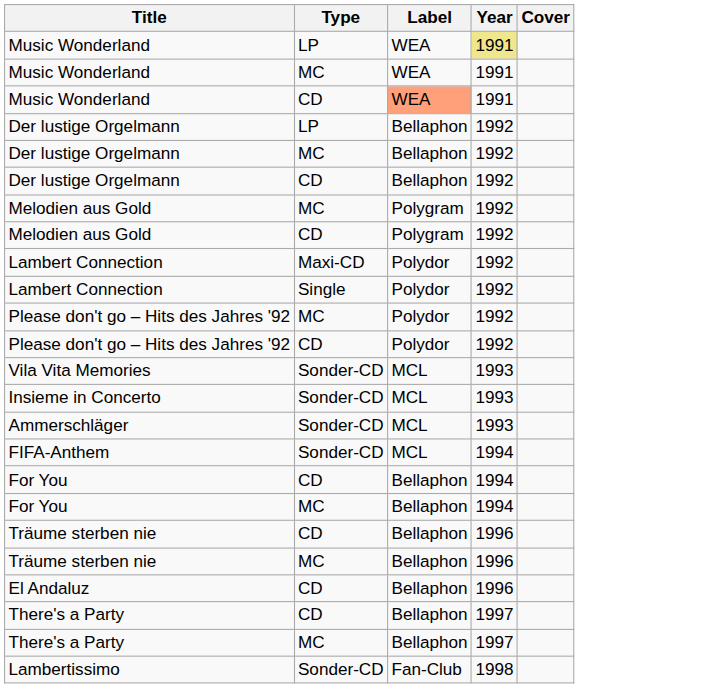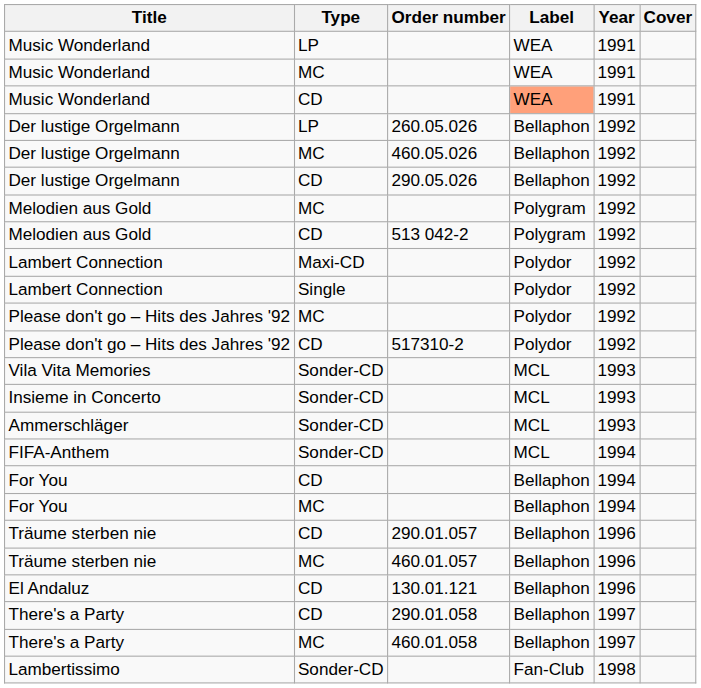+ column: (449, 18)
(495, 45) khaki background -> (617, 45) no background
